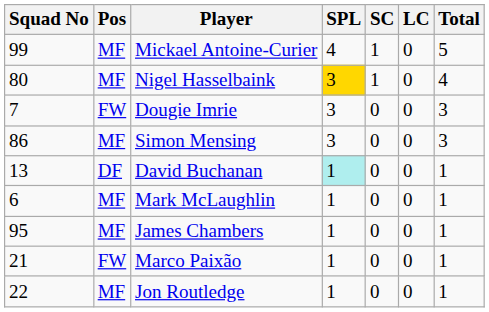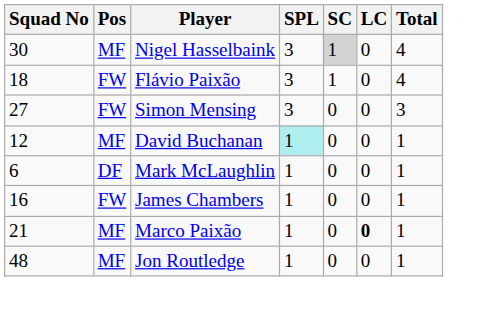- row: (226, 49)
(19, 79) 80 -> (19, 49) 30
(331, 79) gold background -> (289, 49) no background
(375, 79) no background -> (332, 49) lightgrey background
+ row: (188, 79)
- row: (186, 110)
(19, 140) 86 -> (19, 110) 27
(111, 140) MF -> (112, 110) FW
(19, 170) 13 -> (19, 140) 12
(110, 170) DF -> (111, 140) MF
(111, 200) MF -> (110, 170) DF
(19, 230) 95 -> (19, 200) 16
(111, 230) MF -> (112, 200) FW
(112, 261) FW -> (111, 230) MF
(408, 261) normal -> (365, 230) bold
(19, 291) 22 -> (19, 261) 48
